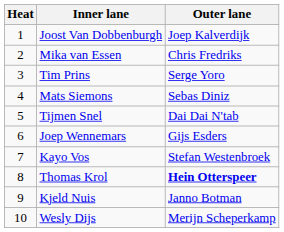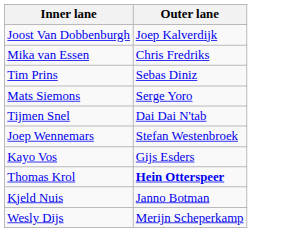- column: (21, 14)
(196, 75) Serge Yoro -> (167, 75) Sebas Diniz
(199, 95) Sebas Diniz -> (164, 95) Serge Yoro
(197, 136) Gijs Esders -> (187, 136) Stefan Westenbroek
(219, 156) Stefan Westenbroek -> (165, 156) Gijs Esders
